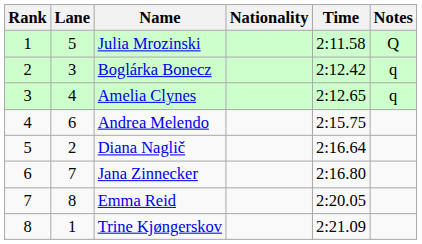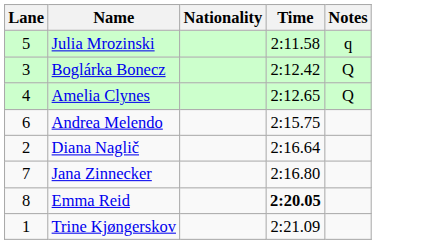- column: (28, 17)
(393, 43) Q -> (348, 43) q
(393, 69) q -> (348, 69) Q
(393, 95) q -> (348, 95) Q
(341, 200) normal -> (295, 200) bold
